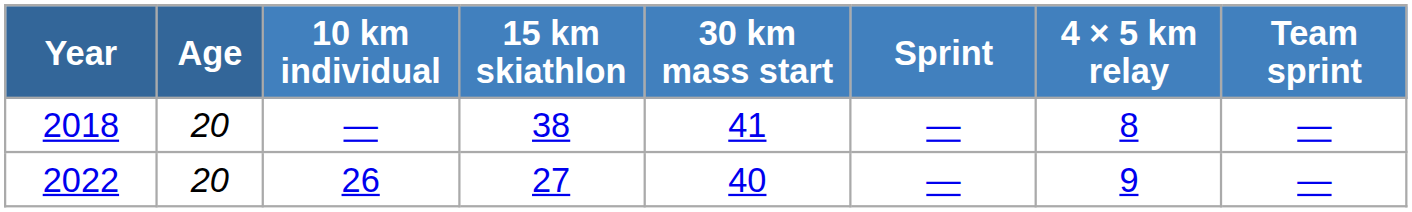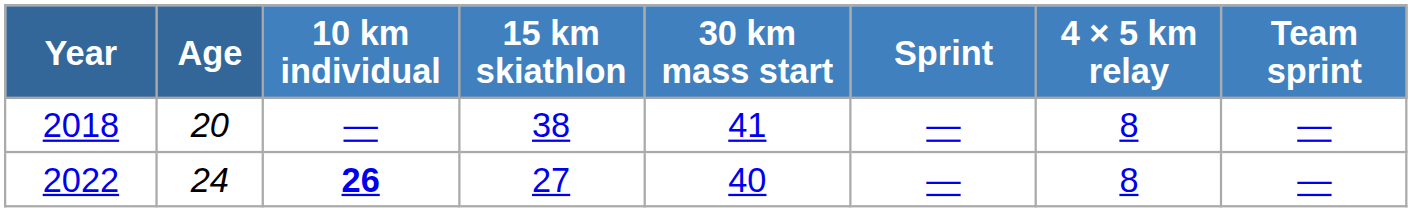(210, 180) 20 -> (210, 180) 24
(361, 180) normal -> (361, 180) bold
(1129, 180) 9 -> (1129, 180) 8
